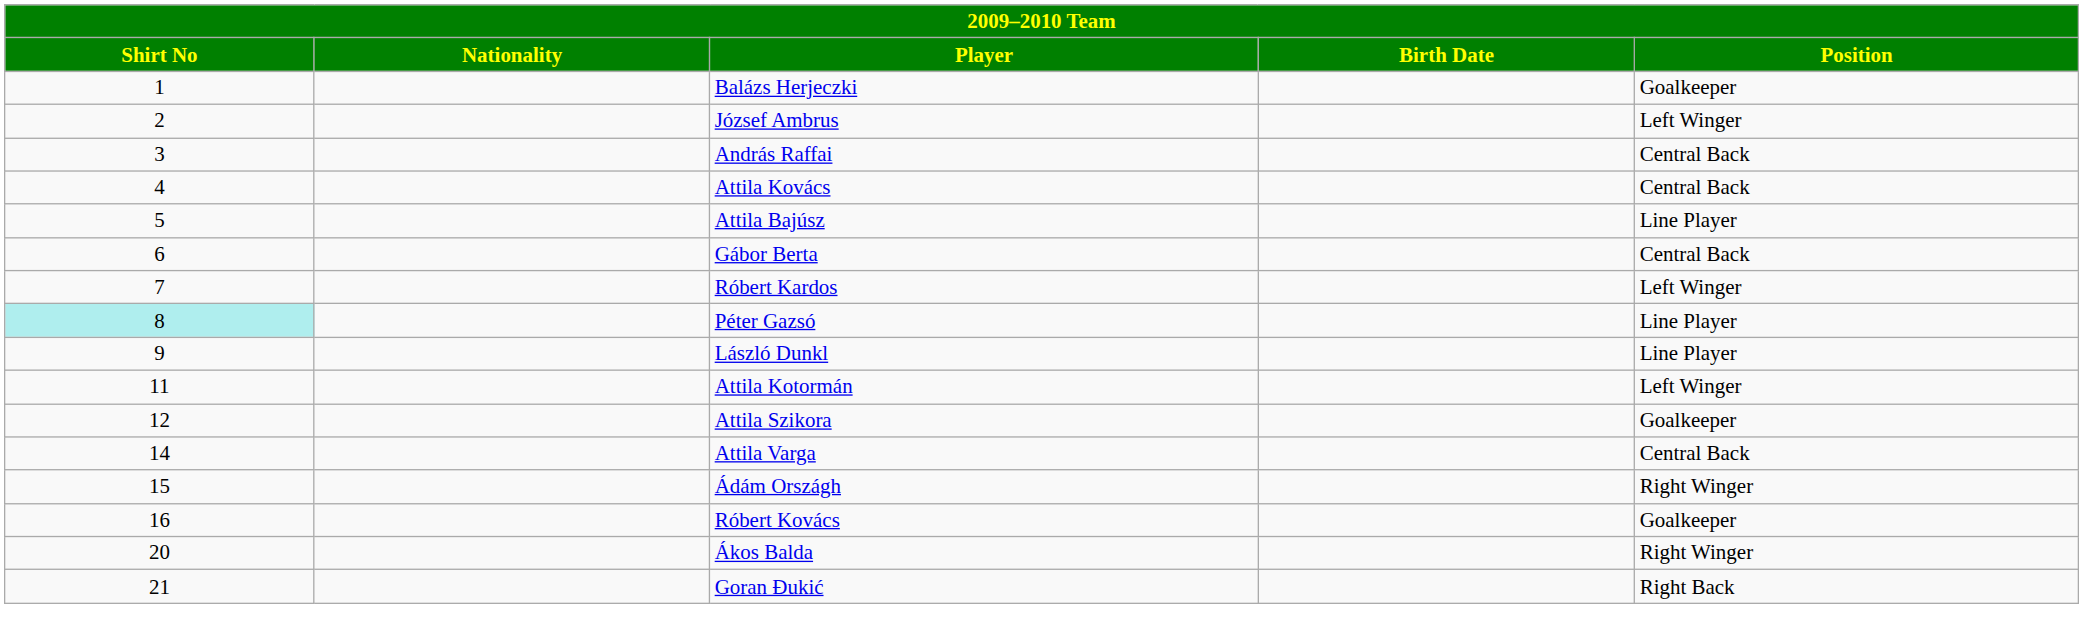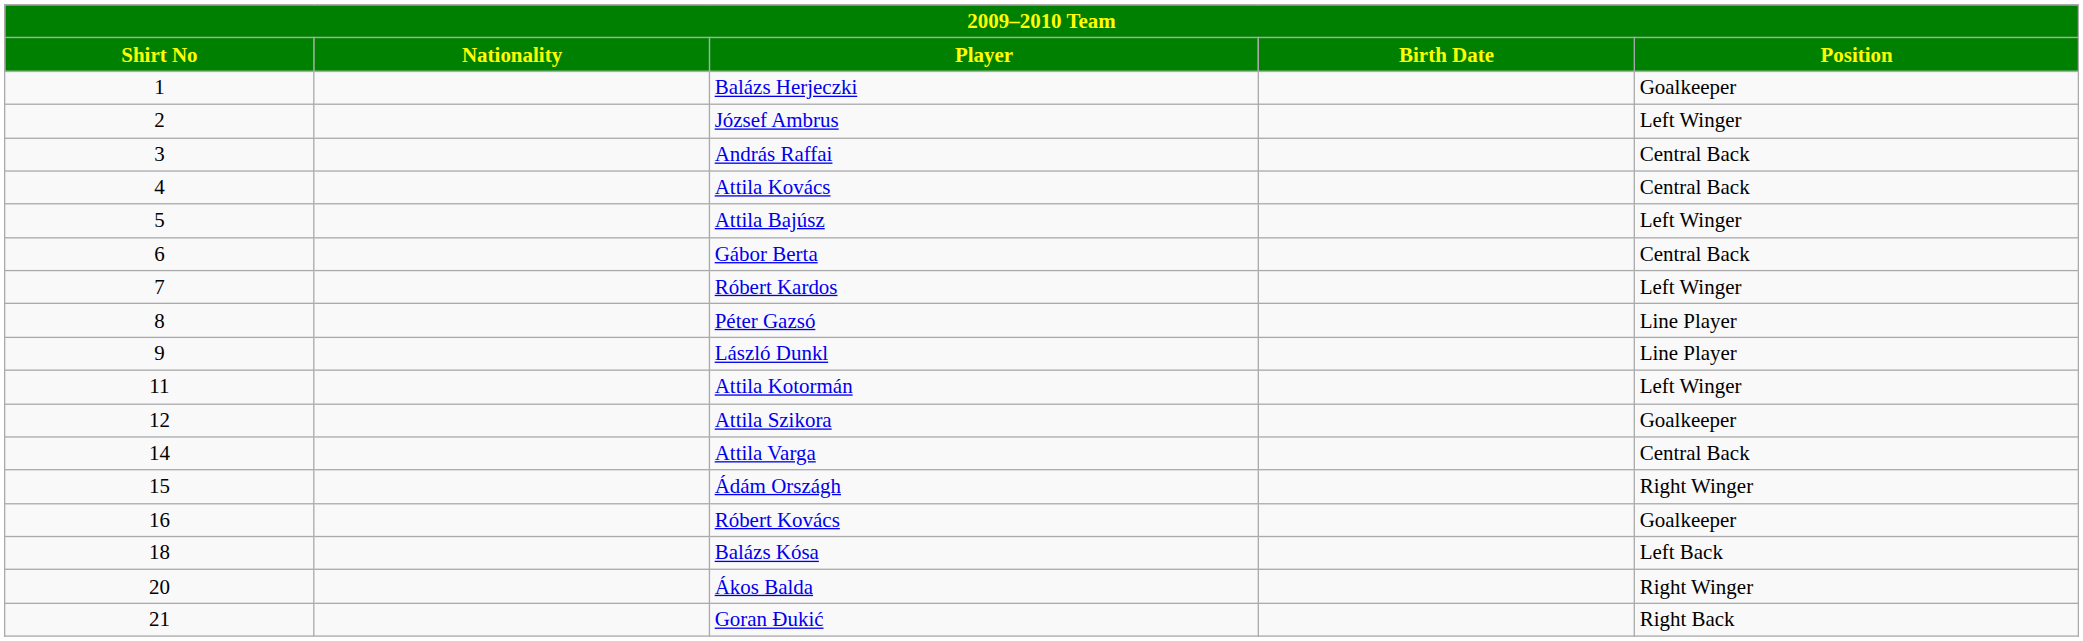(1688, 220) Line Player -> (1691, 220) Left Winger
(159, 320) paleturquoise background -> (159, 320) no background
+ row: (767, 552)
